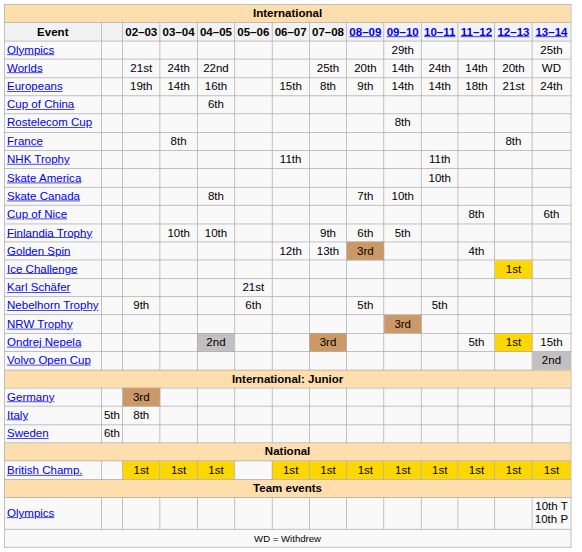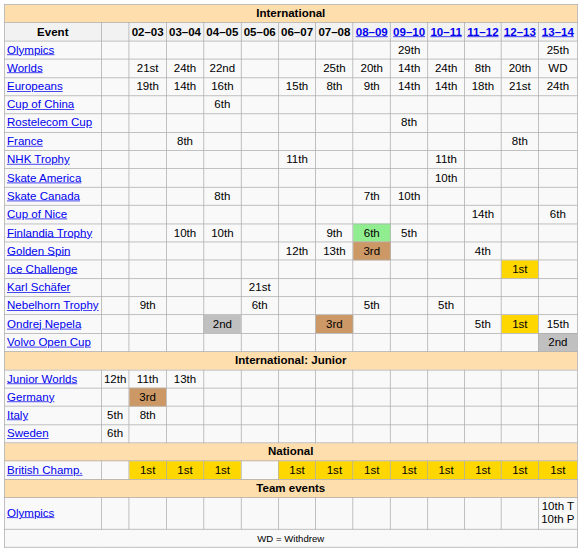(476, 68) 14th -> (483, 68) 8th
(476, 214) 8th -> (483, 214) 14th
(365, 232) no background -> (372, 232) lightgreen background
- row: (40, 324)
+ row: (42, 379)
